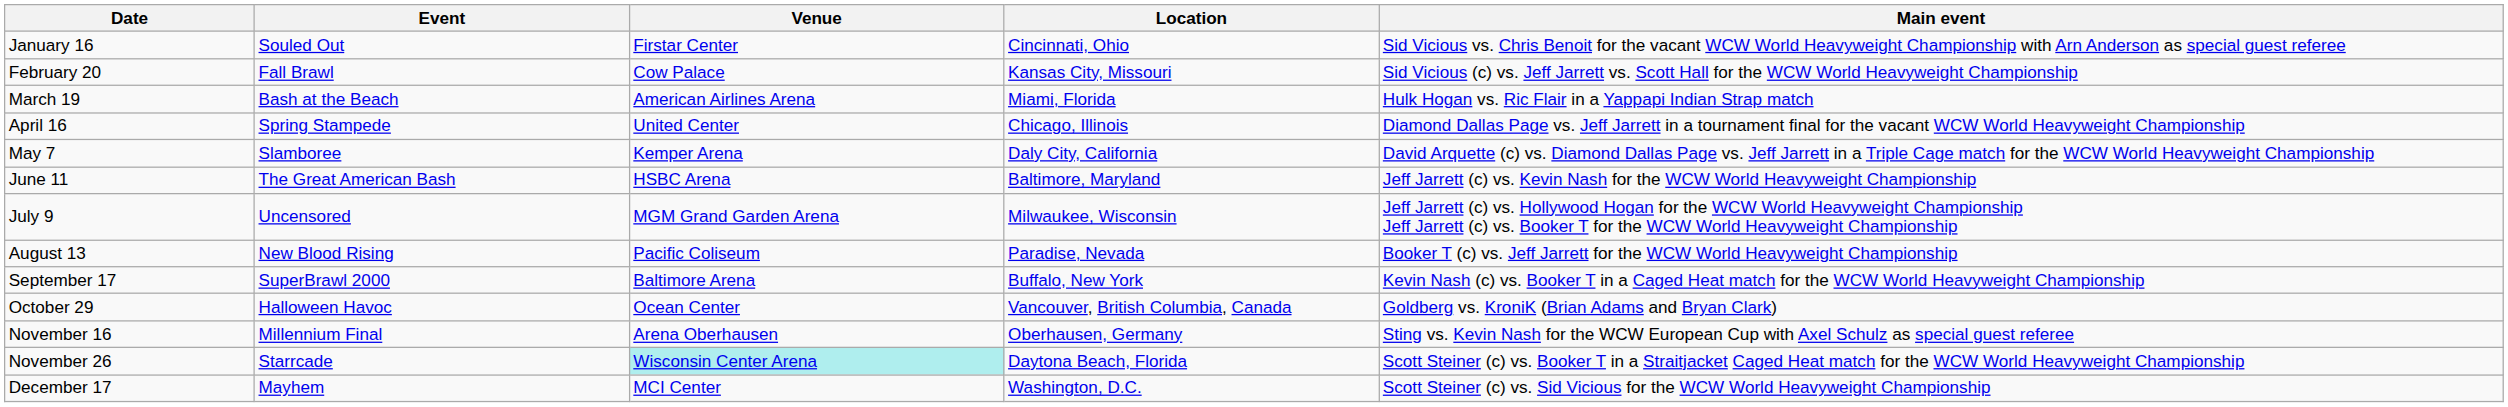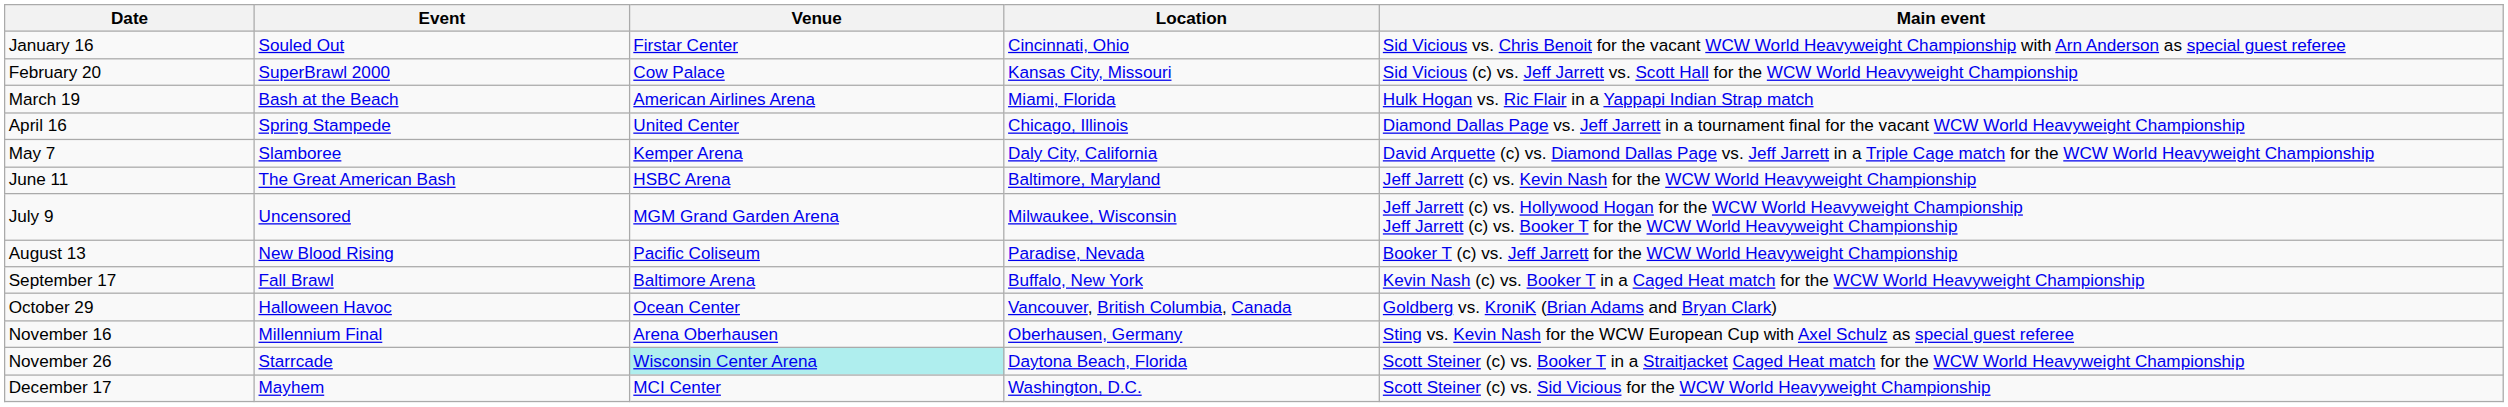(296, 72) Fall Brawl -> (324, 72) SuperBrawl 2000
(324, 280) SuperBrawl 2000 -> (296, 280) Fall Brawl
